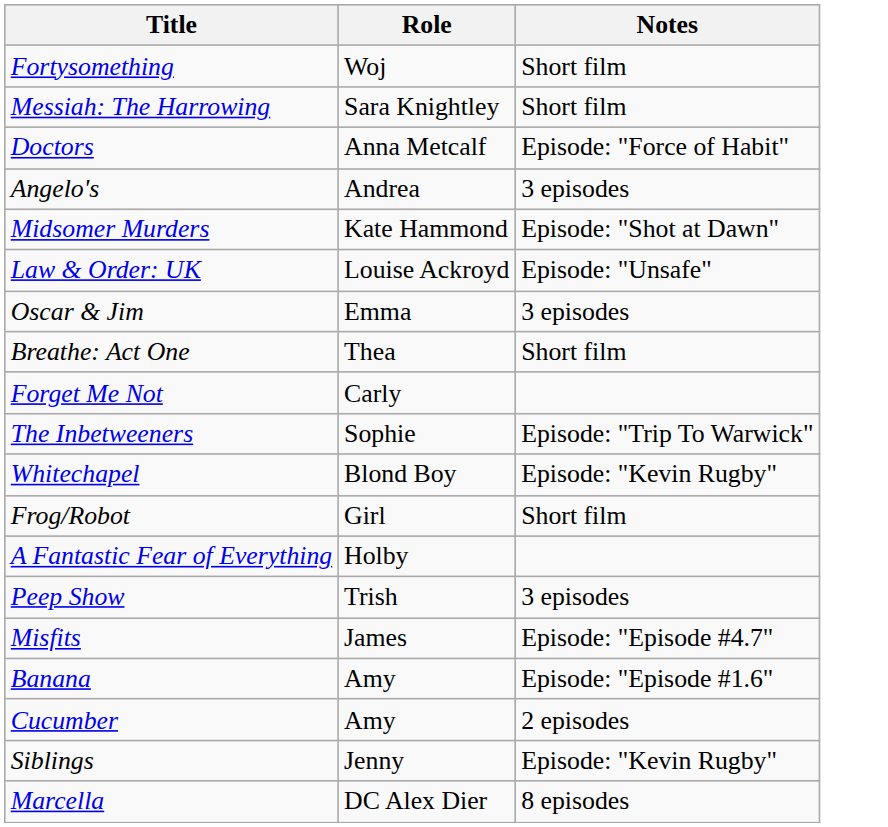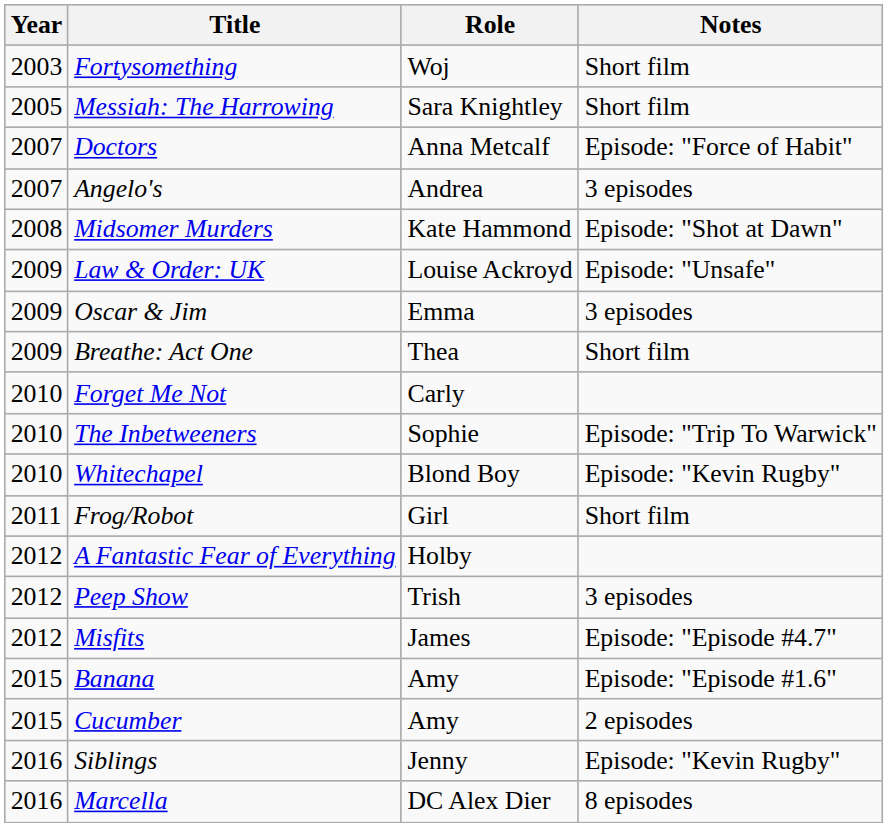+ column: (36, 24)
